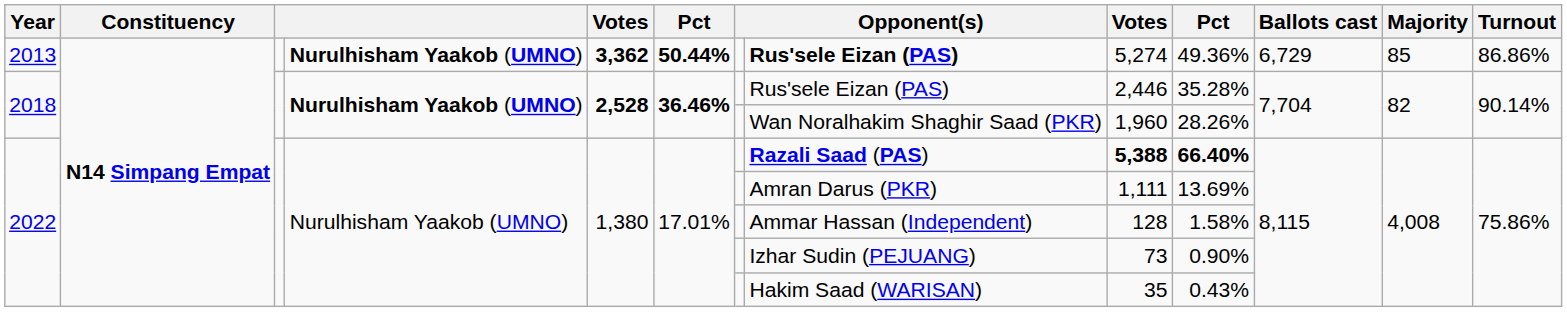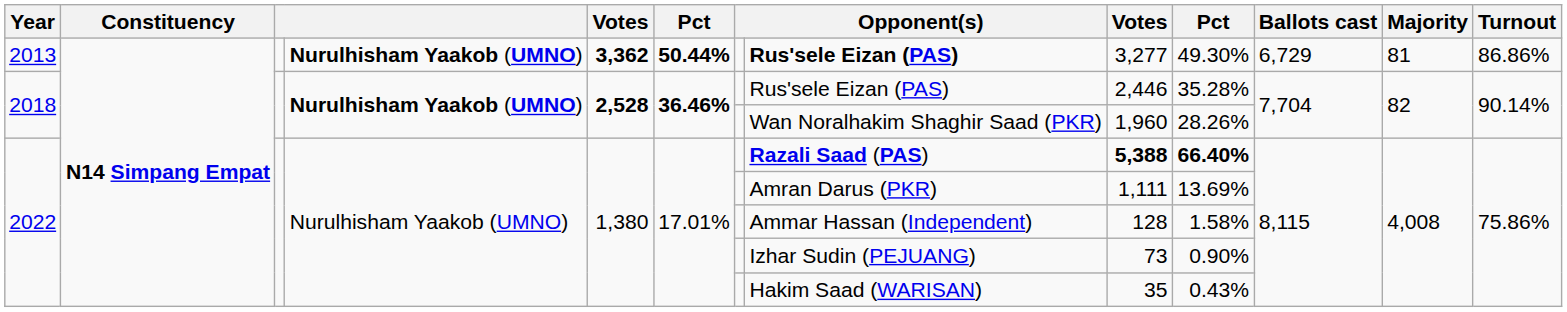(1141, 55) 5,274 -> (1141, 55) 3,277
(1213, 55) 49.36% -> (1213, 55) 49.30%
(1399, 55) 85 -> (1399, 55) 81
